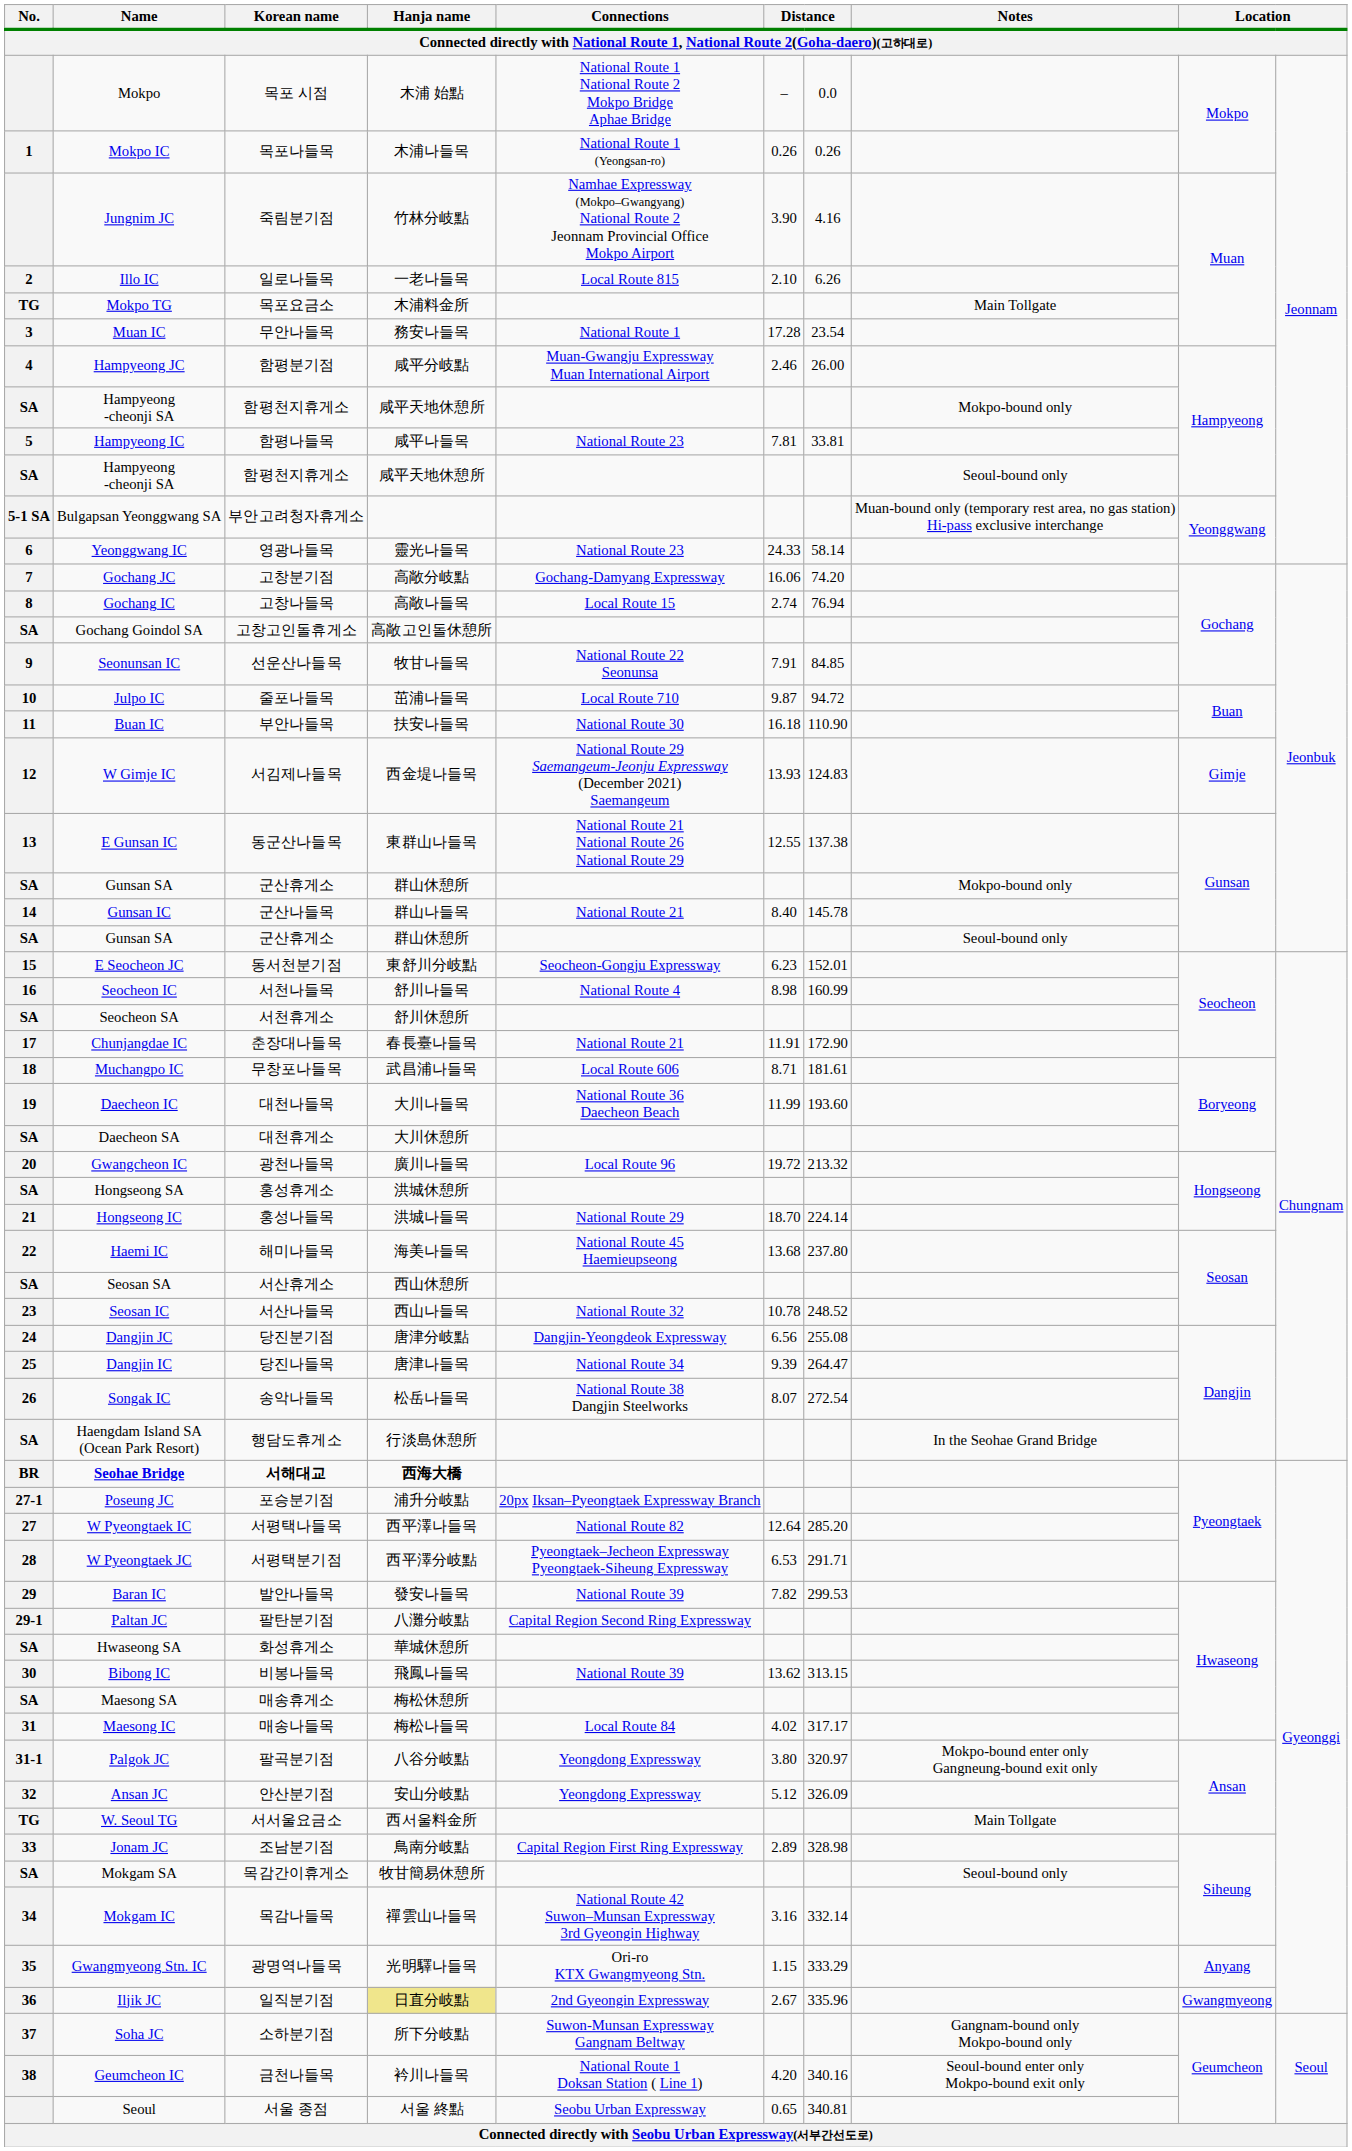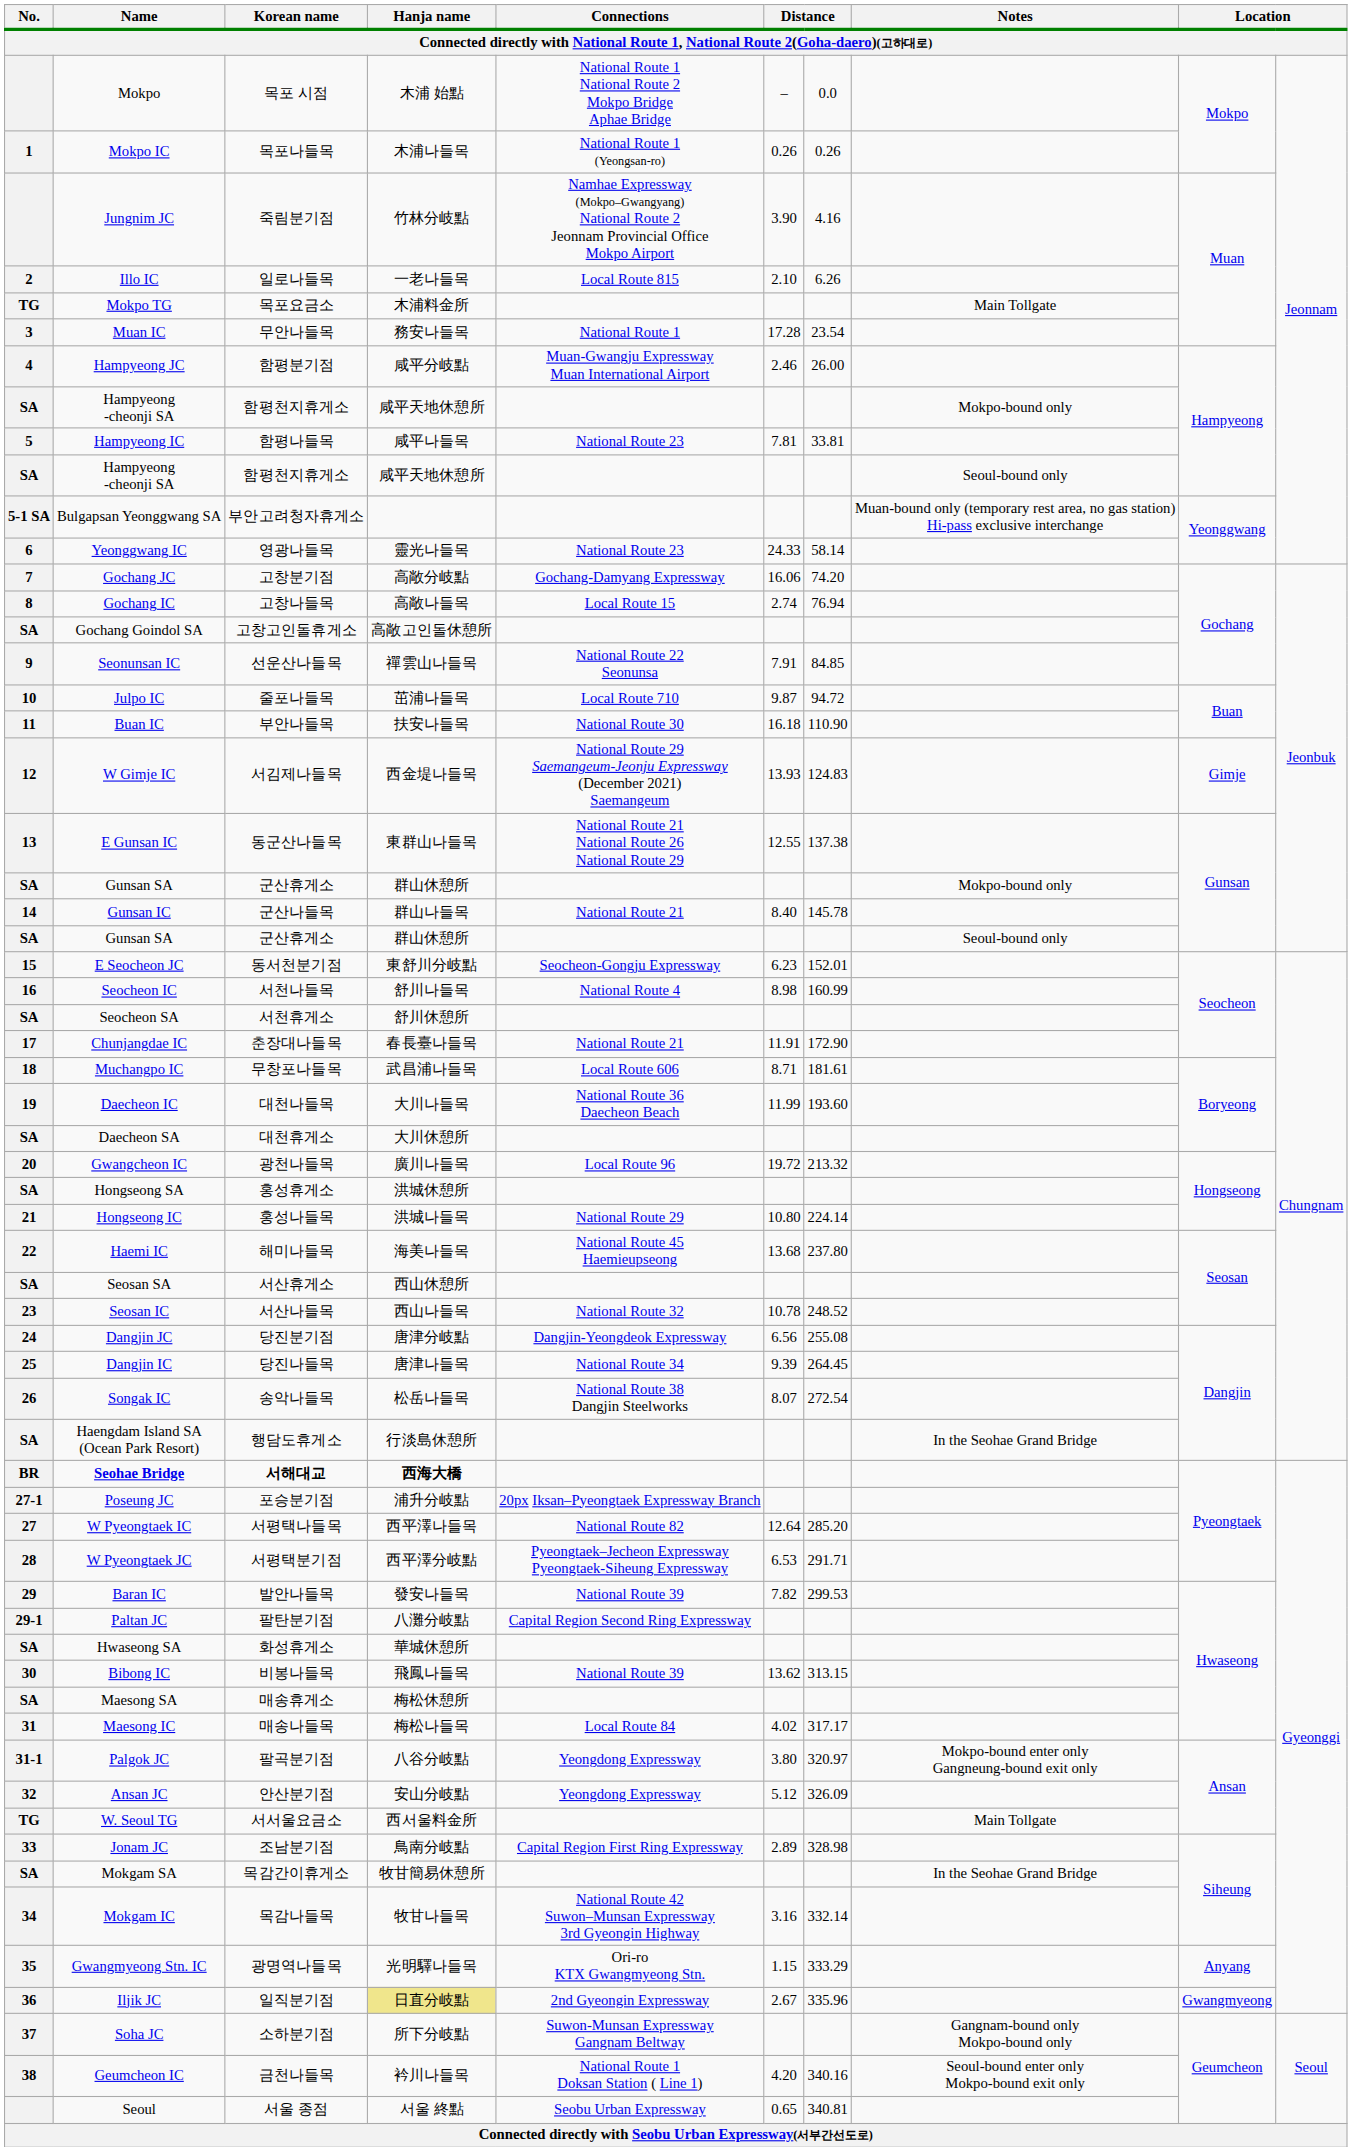(432, 663) 牧甘나들목 -> (432, 663) 禪雲山나들목
(784, 1217) 18.70 -> (784, 1217) 10.80
(828, 1364) 264.47 -> (828, 1364) 264.45
(1015, 1873) Seoul-bound only -> (1015, 1873) In the Seohae Grand Bridge
(432, 1915) 禪雲山나들목 -> (432, 1915) 牧甘나들목
